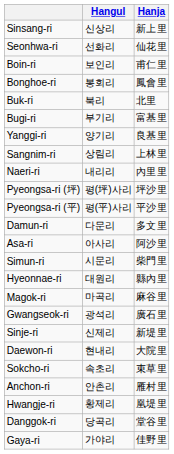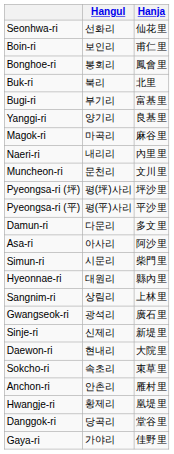- row: (29, 29)
rows swapped: (31, 154) <-> (26, 297)
+ row: (35, 172)
